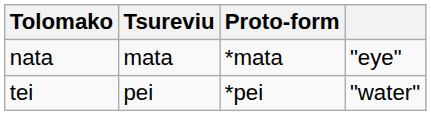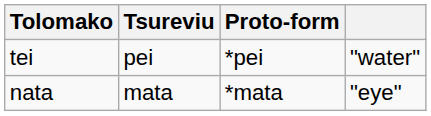rows swapped: (22, 92) <-> (31, 57)
